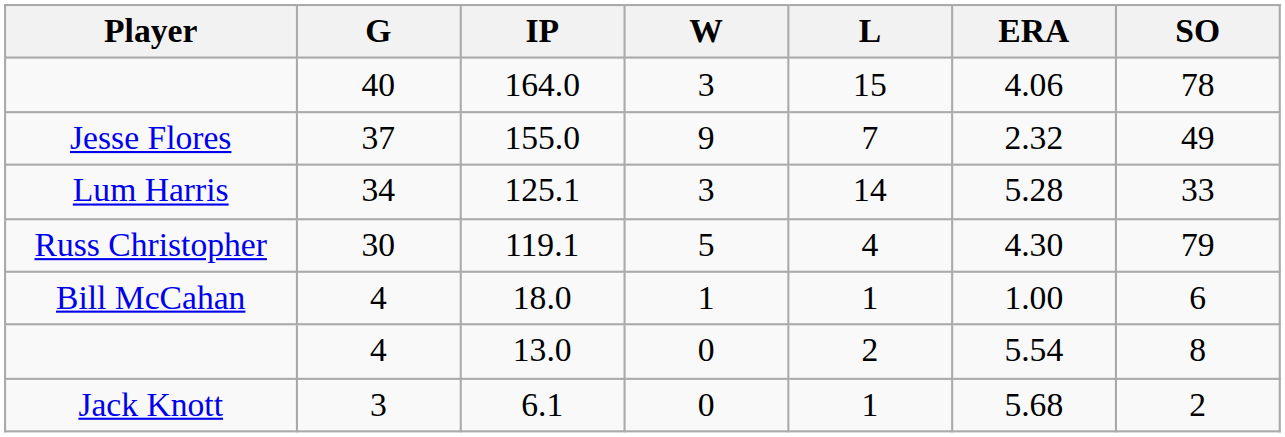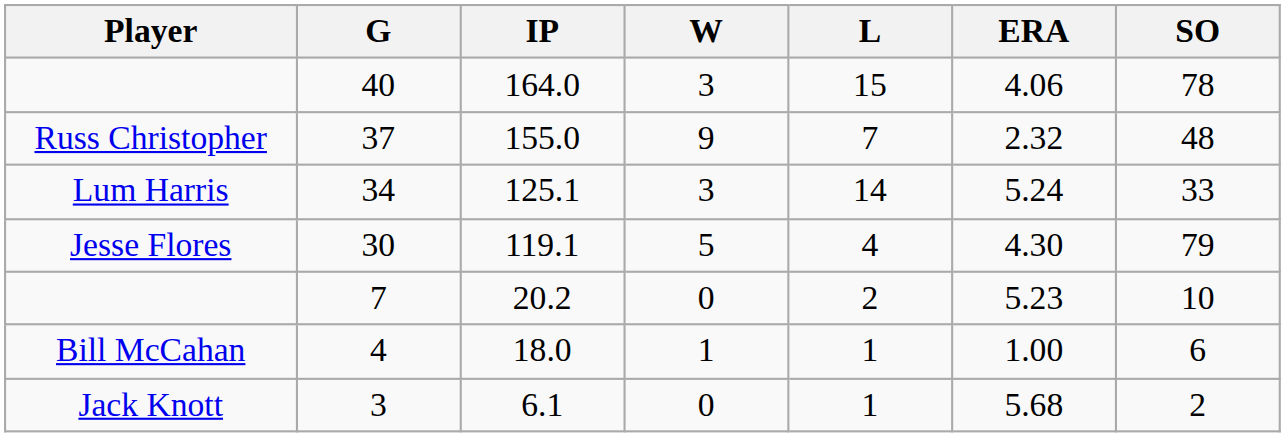(151, 137) Jesse Flores -> (151, 137) Russ Christopher
(1198, 137) 49 -> (1198, 137) 48
(1034, 191) 5.28 -> (1034, 191) 5.24
(151, 244) Russ Christopher -> (151, 244) Jesse Flores
+ row: (542, 297)
- row: (542, 350)
